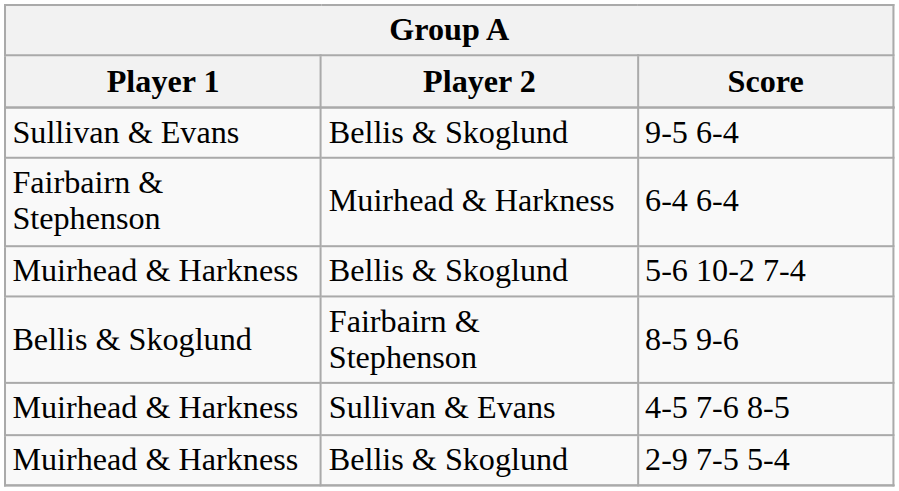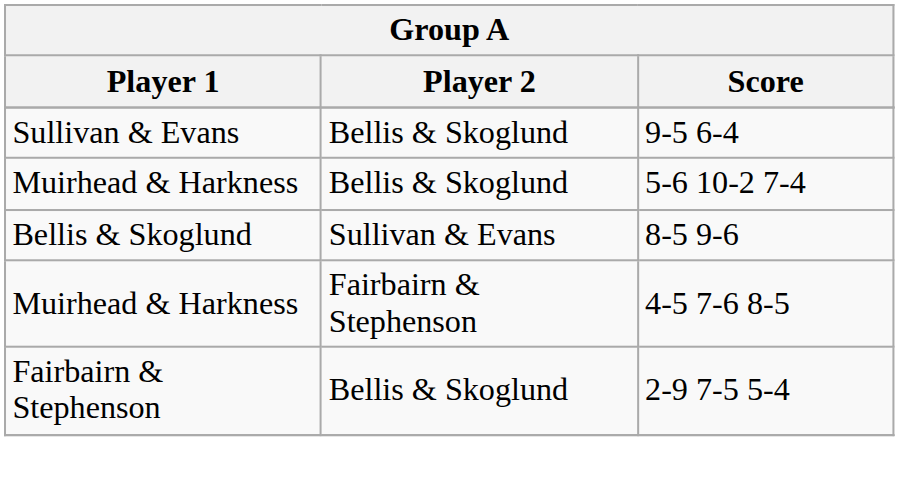- row: (692, 201)
(404, 339) Fairbairn & Stephenson -> (442, 234) Sullivan & Evans
(442, 408) Sullivan & Evans -> (404, 303) Fairbairn & Stephenson
(155, 459) Muirhead & Harkness -> (88, 390) Fairbairn & Stephenson
